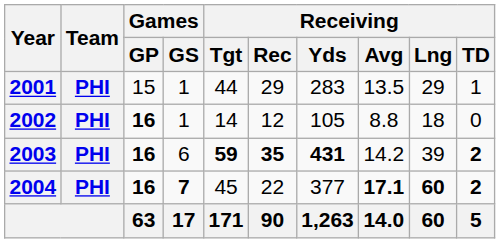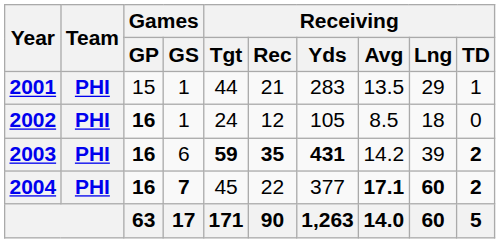(272, 87) 29 -> (272, 87) 21
(226, 120) 14 -> (226, 120) 24
(384, 120) 8.8 -> (384, 120) 8.5
